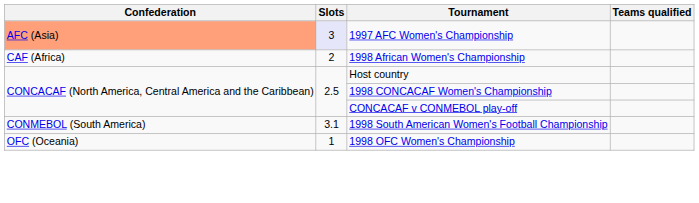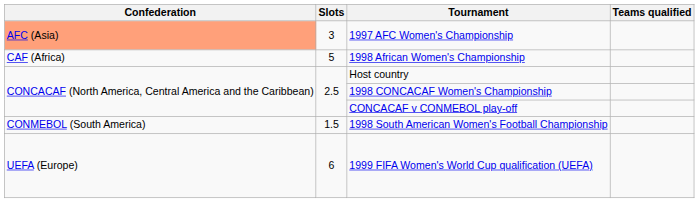(331, 35) lavender background -> (331, 35) no background
(331, 58) 2 -> (331, 58) 5
(331, 125) 3.1 -> (331, 125) 1.5
- row: (432, 141)
+ row: (471, 165)
